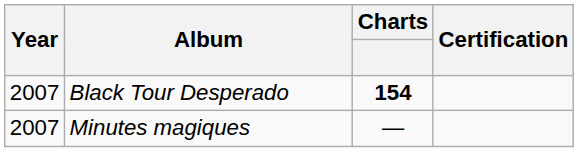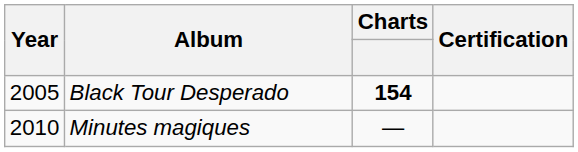(35, 92) 2007 -> (35, 92) 2005
(35, 127) 2007 -> (35, 127) 2010
